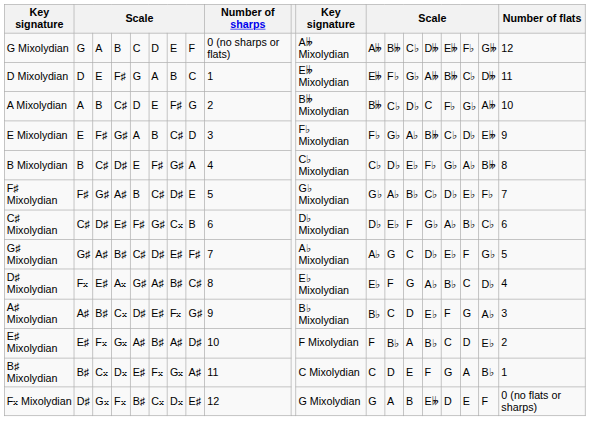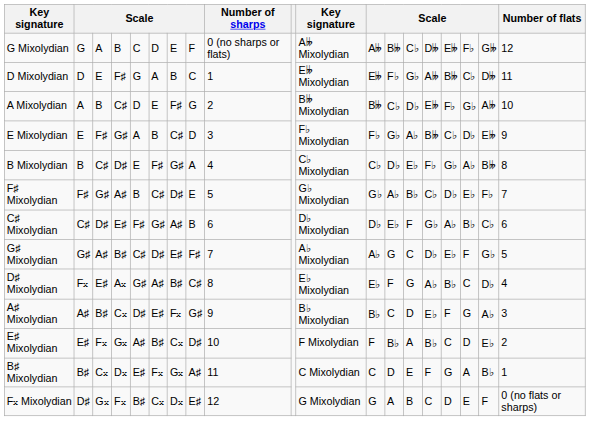(428, 106) C -> (431, 106) E𝄫
(176, 224) C𝄪 -> (176, 224) A♯
(176, 343) A♯ -> (176, 343) C𝄪
(431, 401) E𝄫 -> (428, 401) C
